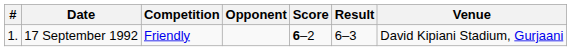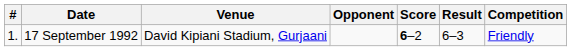columns swapped: (472, 14) <-> (182, 14)
